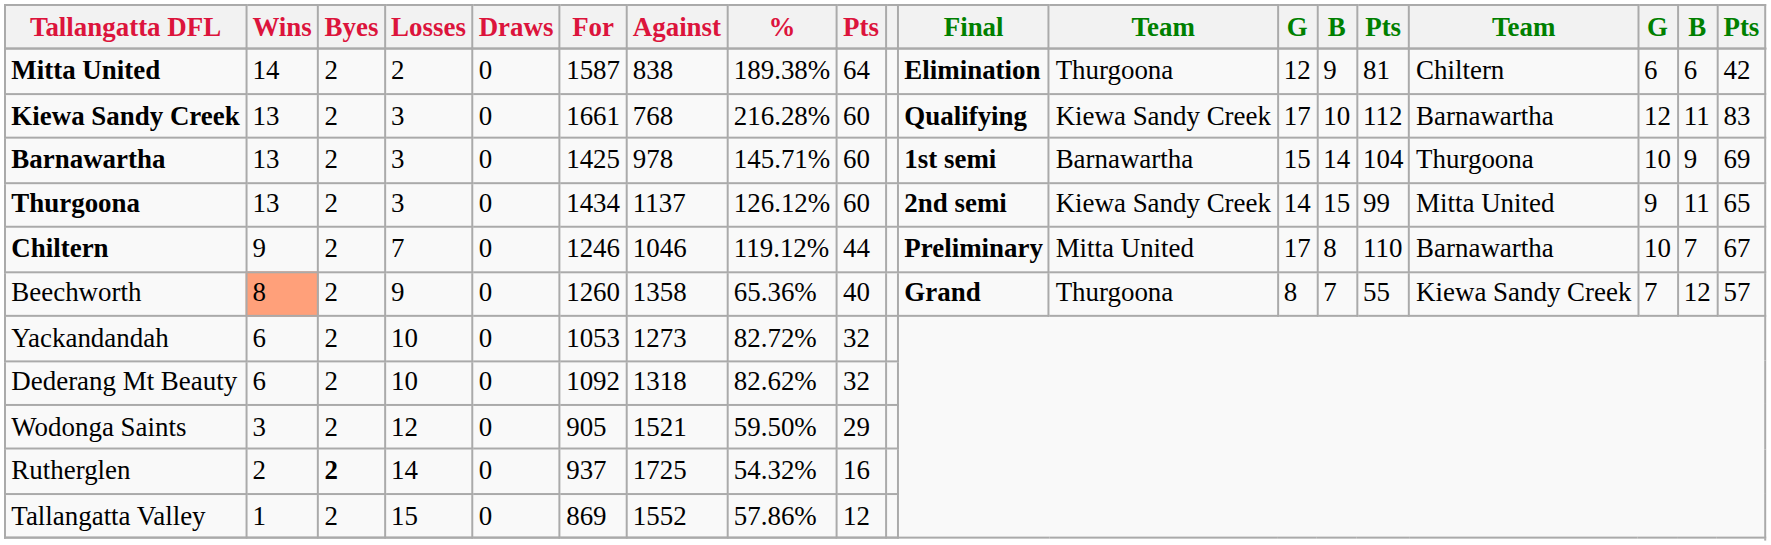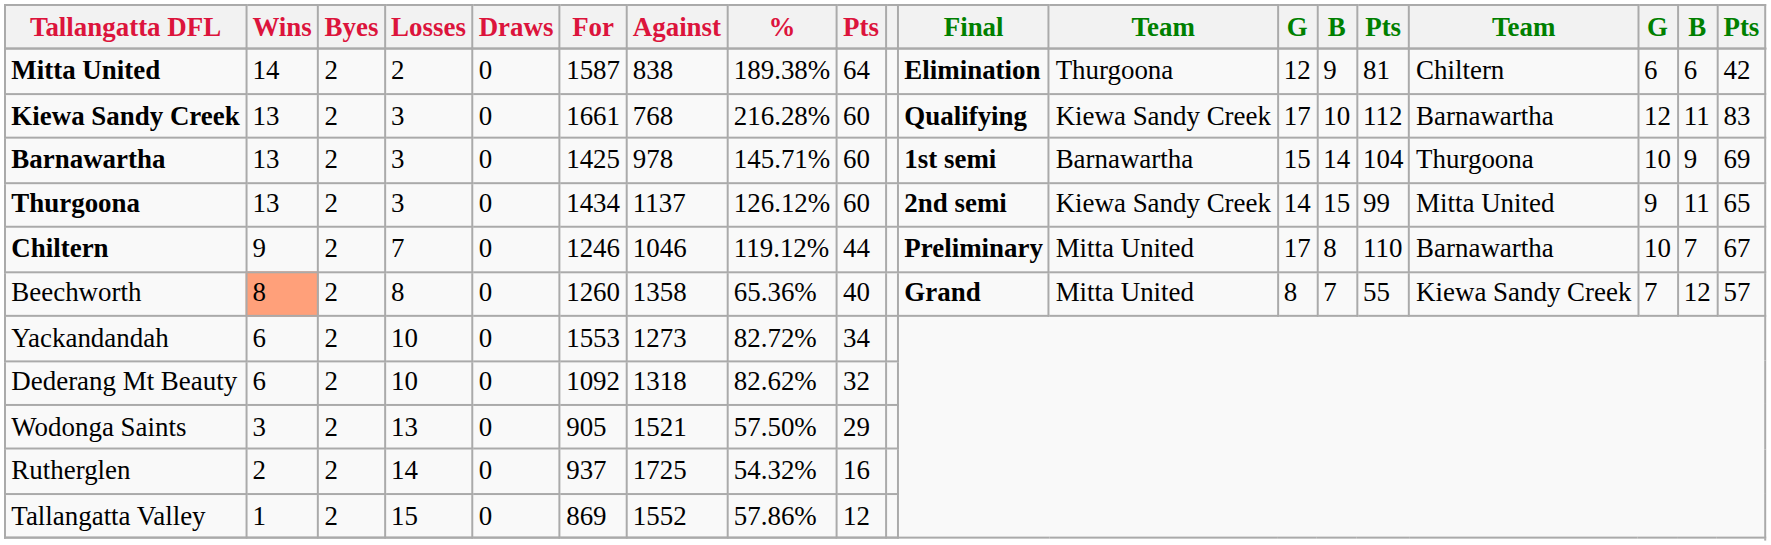(398, 292) 9 -> (398, 292) 8
(1114, 292) Thurgoona -> (1125, 292) Mitta United
(593, 337) 1053 -> (593, 337) 1553
(856, 337) 32 -> (856, 337) 34
(405, 426) 12 -> (405, 426) 13
(775, 426) 59.50% -> (775, 426) 57.50%
(331, 470) bold -> (331, 470) normal
